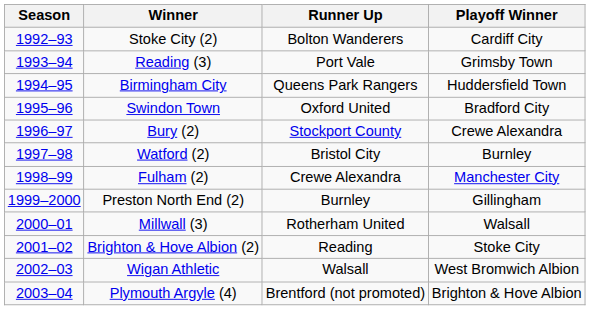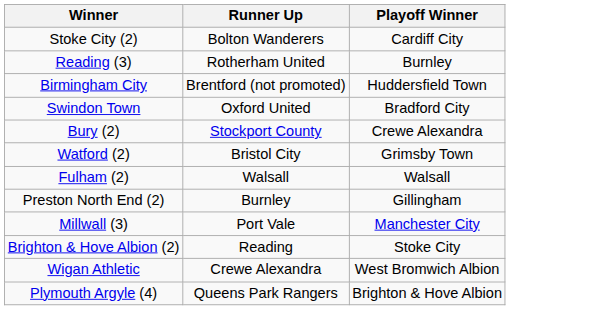- column: (44, 16)
(345, 62) Port Vale -> (266, 62) Rotherham United
(507, 62) Grimsby Town -> (427, 62) Burnley
(345, 85) Queens Park Rangers -> (266, 85) Brentford (not promoted)
(507, 154) Burnley -> (427, 154) Grimsby Town
(345, 177) Crewe Alexandra -> (266, 177) Walsall
(507, 177) Manchester City -> (427, 177) Walsall
(345, 223) Rotherham United -> (266, 223) Port Vale
(507, 223) Walsall -> (427, 223) Manchester City
(345, 270) Walsall -> (266, 270) Crewe Alexandra
(345, 293) Brentford (not promoted) -> (266, 293) Queens Park Rangers
